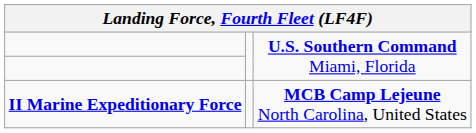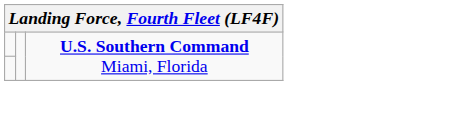- row: (125, 103)
